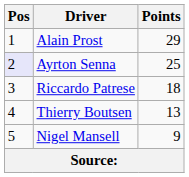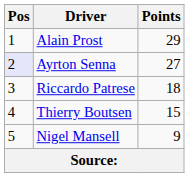(173, 64) 25 -> (173, 64) 27
(173, 112) 13 -> (173, 112) 15
